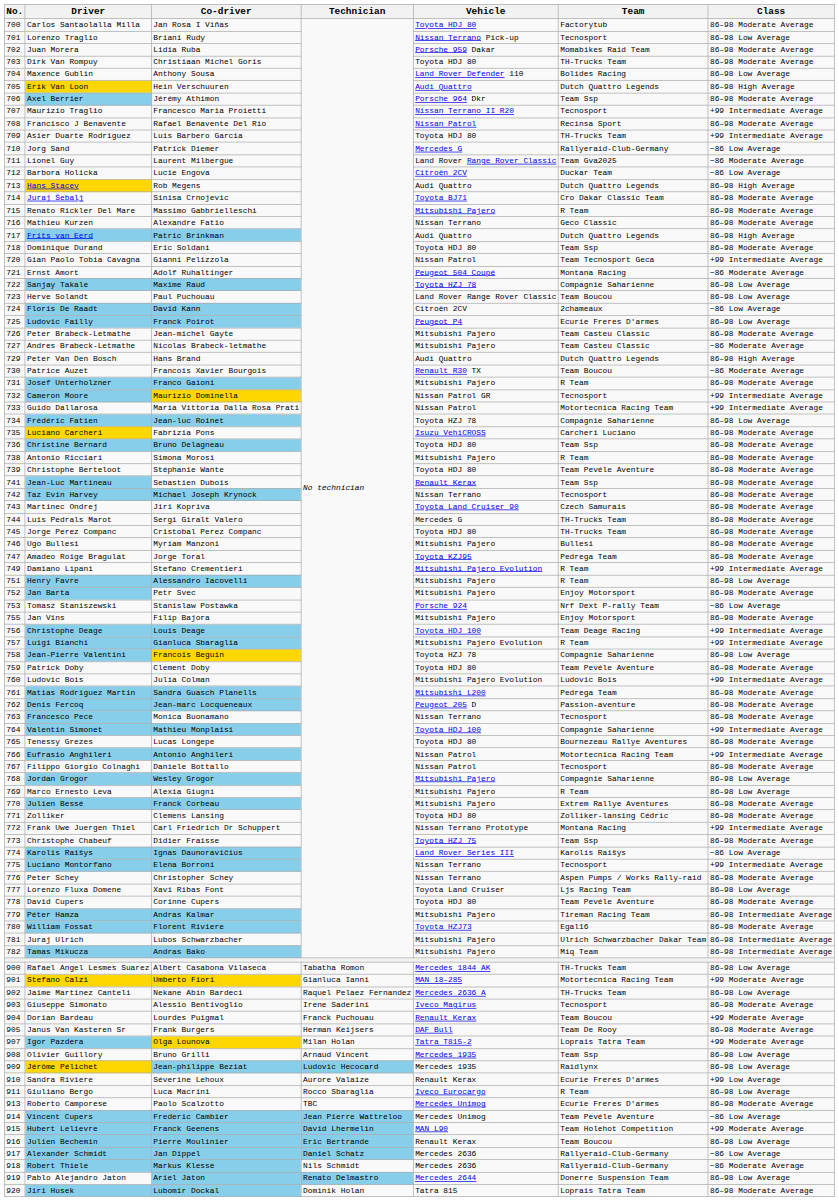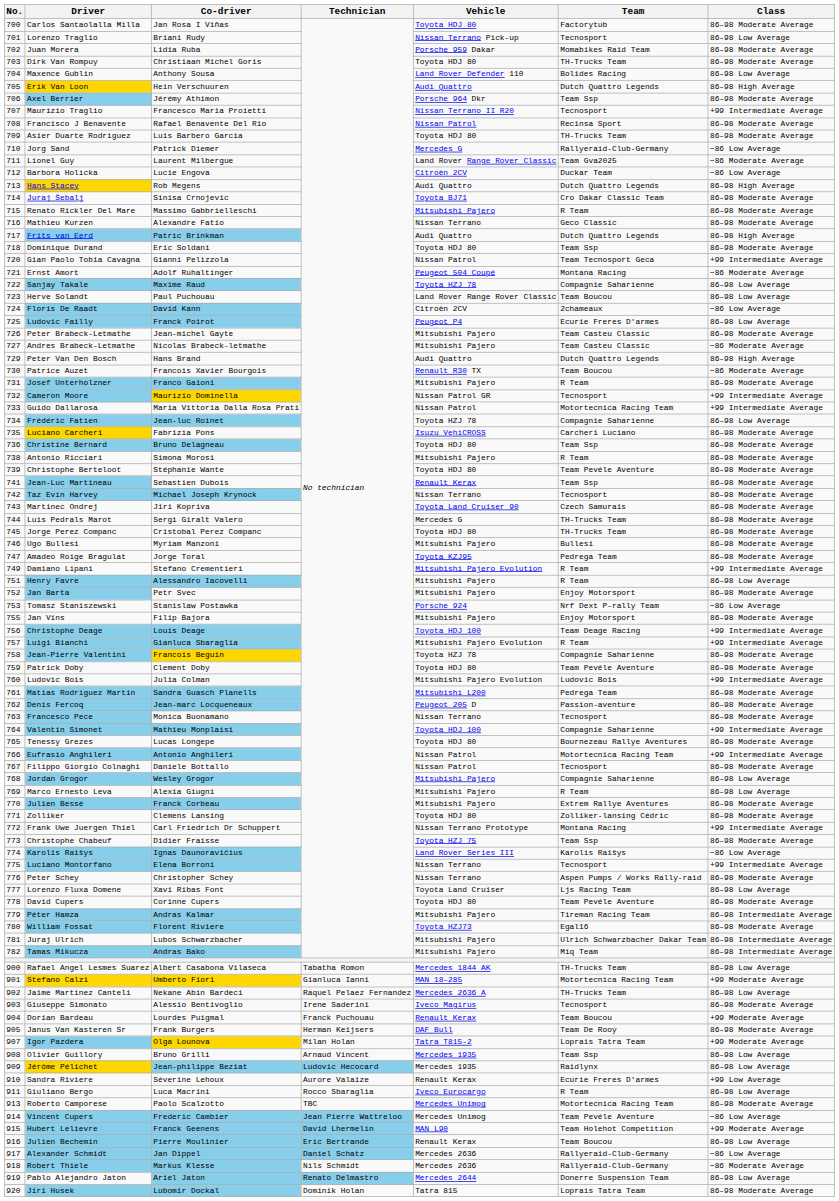(766, 136) +99 Intermediate Average -> (762, 136) 86–98 Moderate Average
(750, 655) 86–98 Low Average -> (762, 655) 86–98 Moderate Average
(610, 1104) Ecurie Freres D'armes -> (617, 1104) Motortecnica Racing Team
